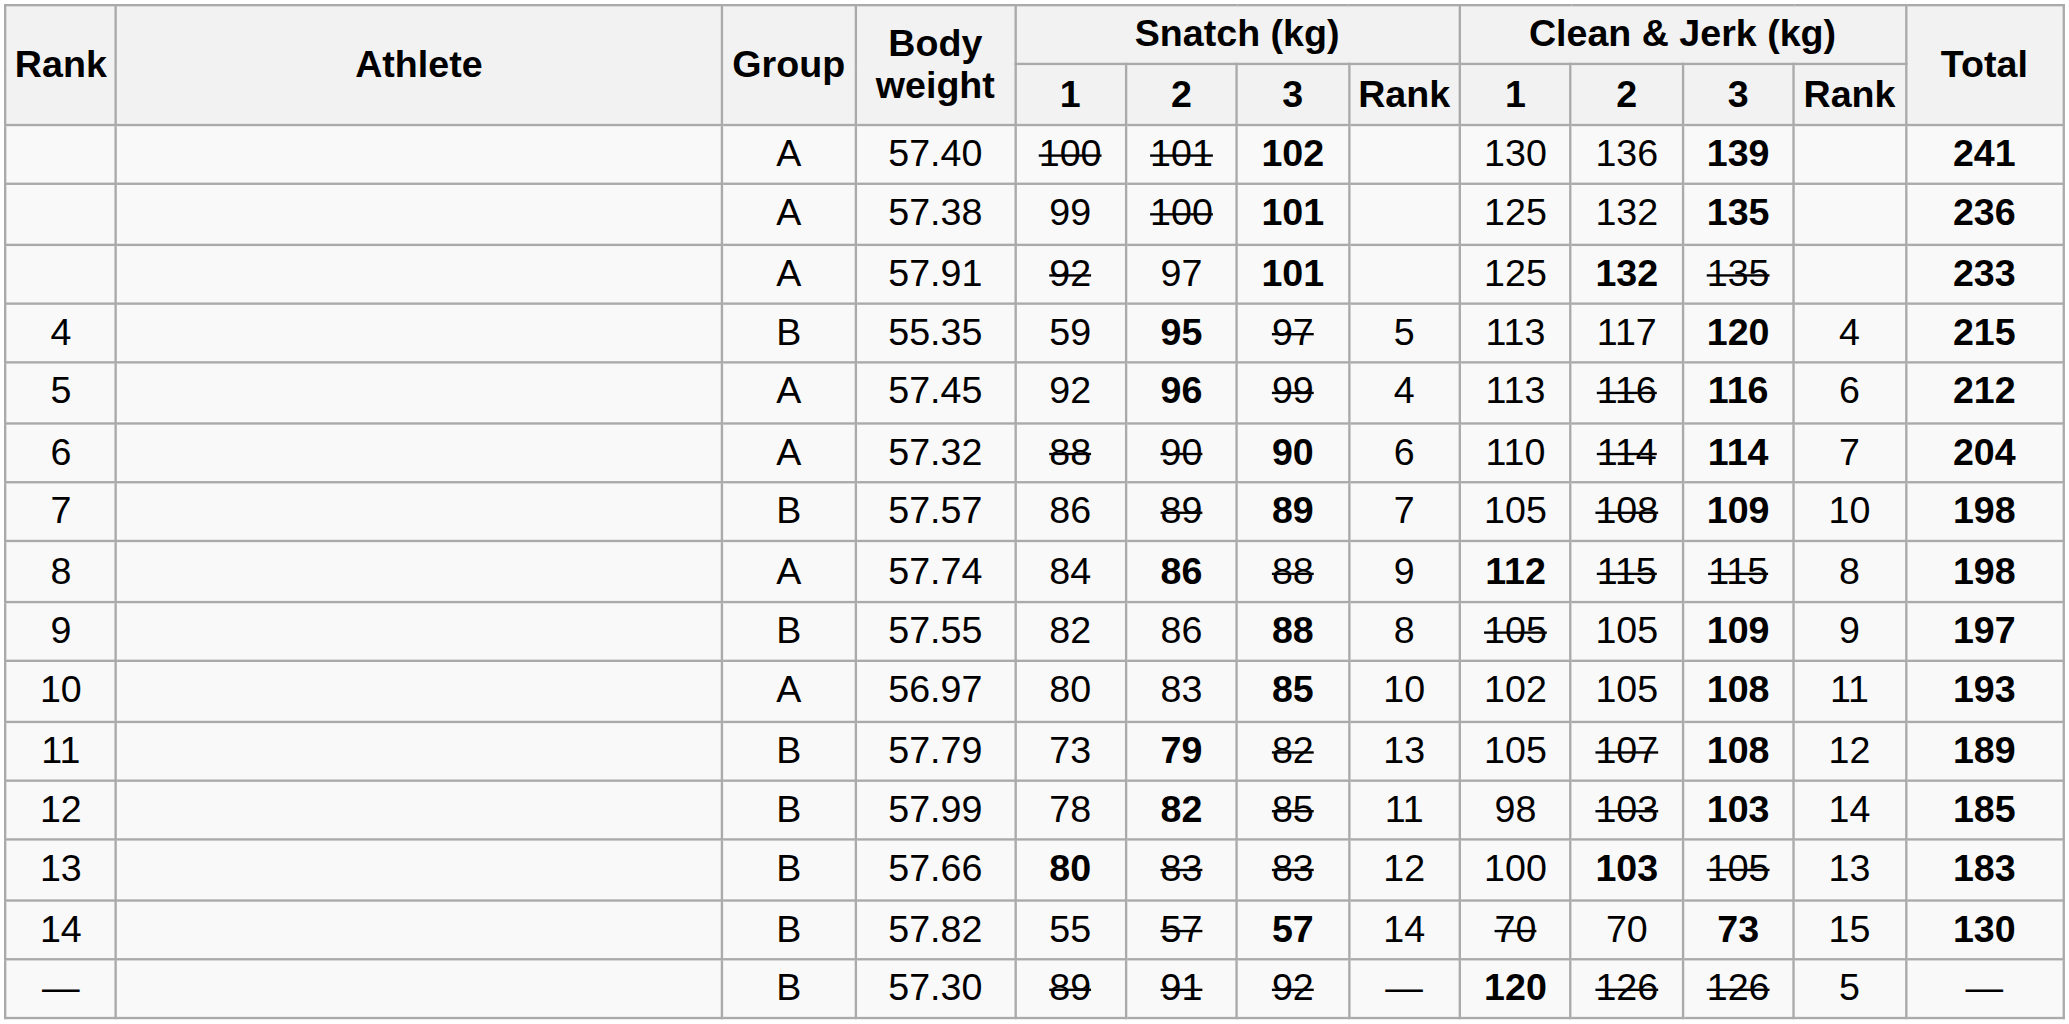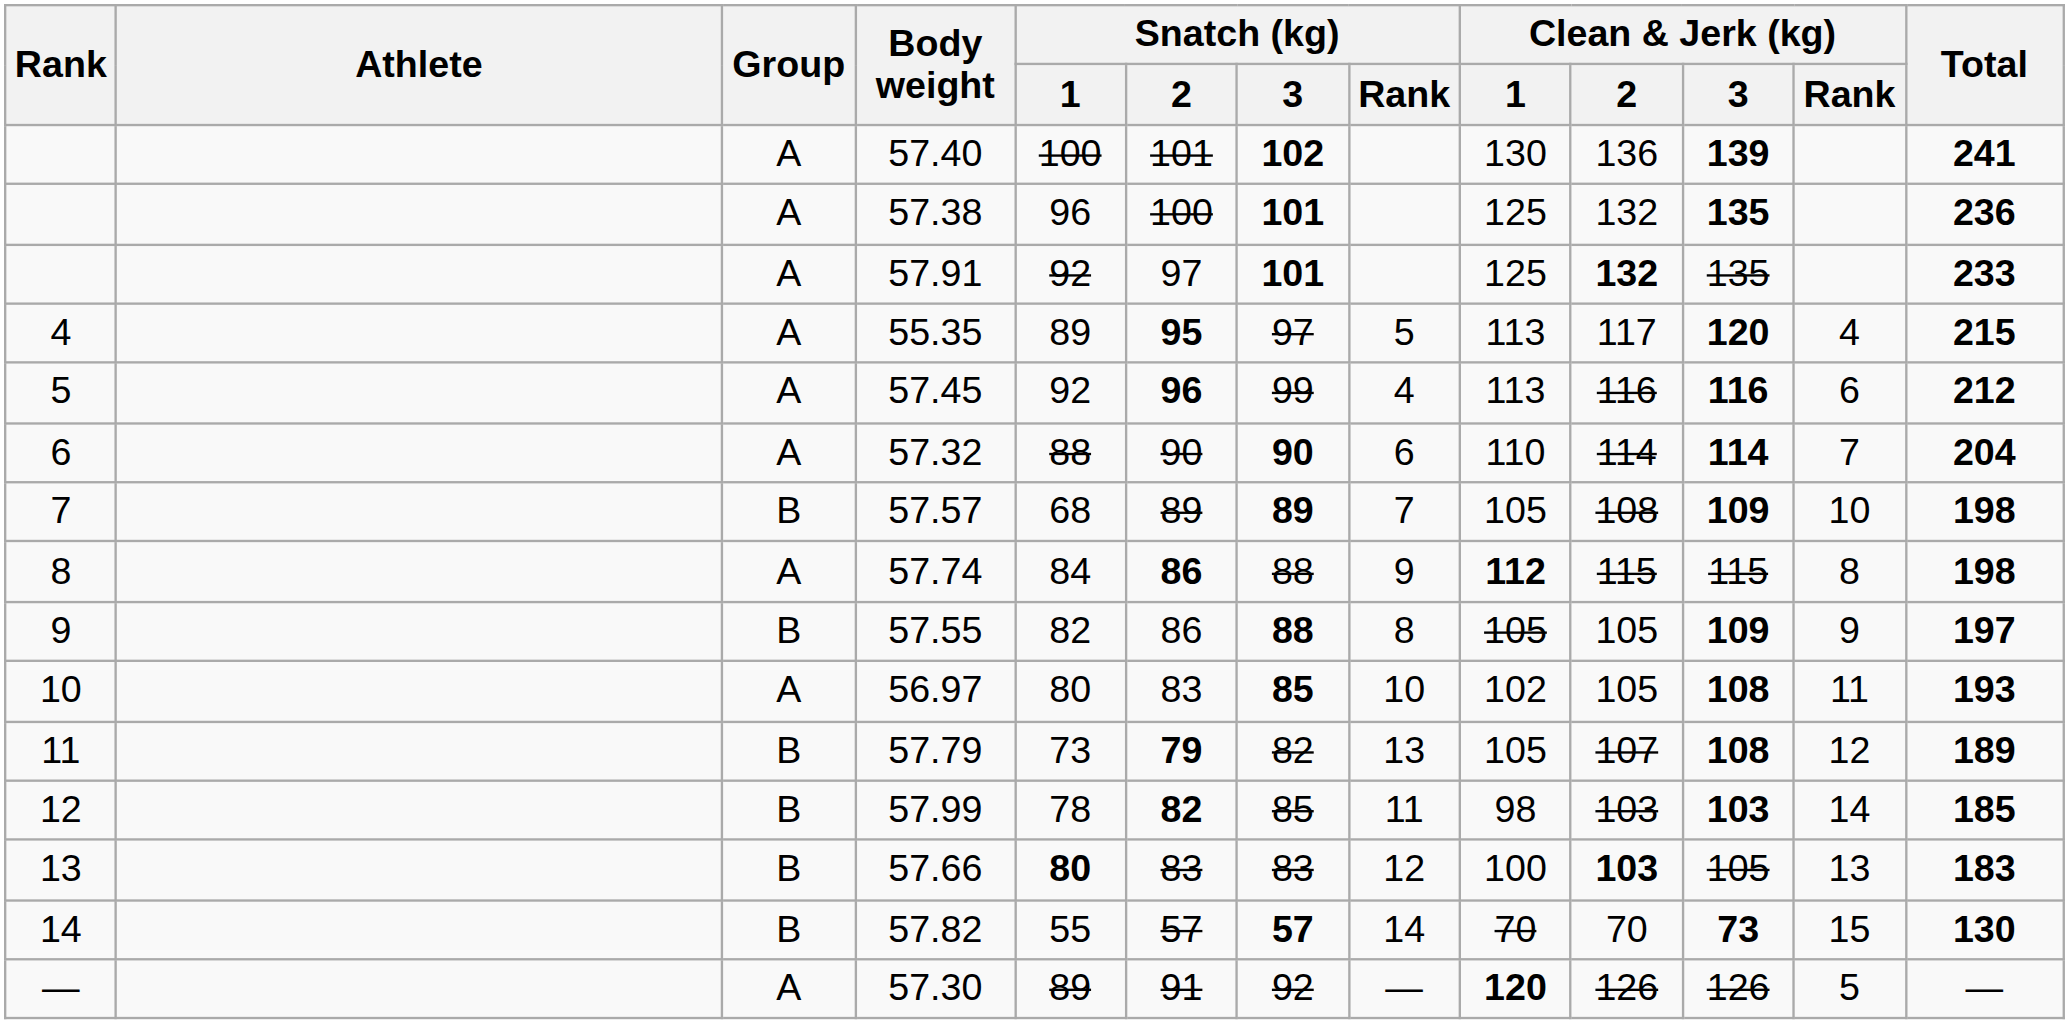(1070, 213) 99 -> (1070, 213) 96
(789, 332) B -> (789, 332) A
(1070, 332) 59 -> (1070, 332) 89
(1070, 511) 86 -> (1070, 511) 68
(789, 988) B -> (789, 988) A
